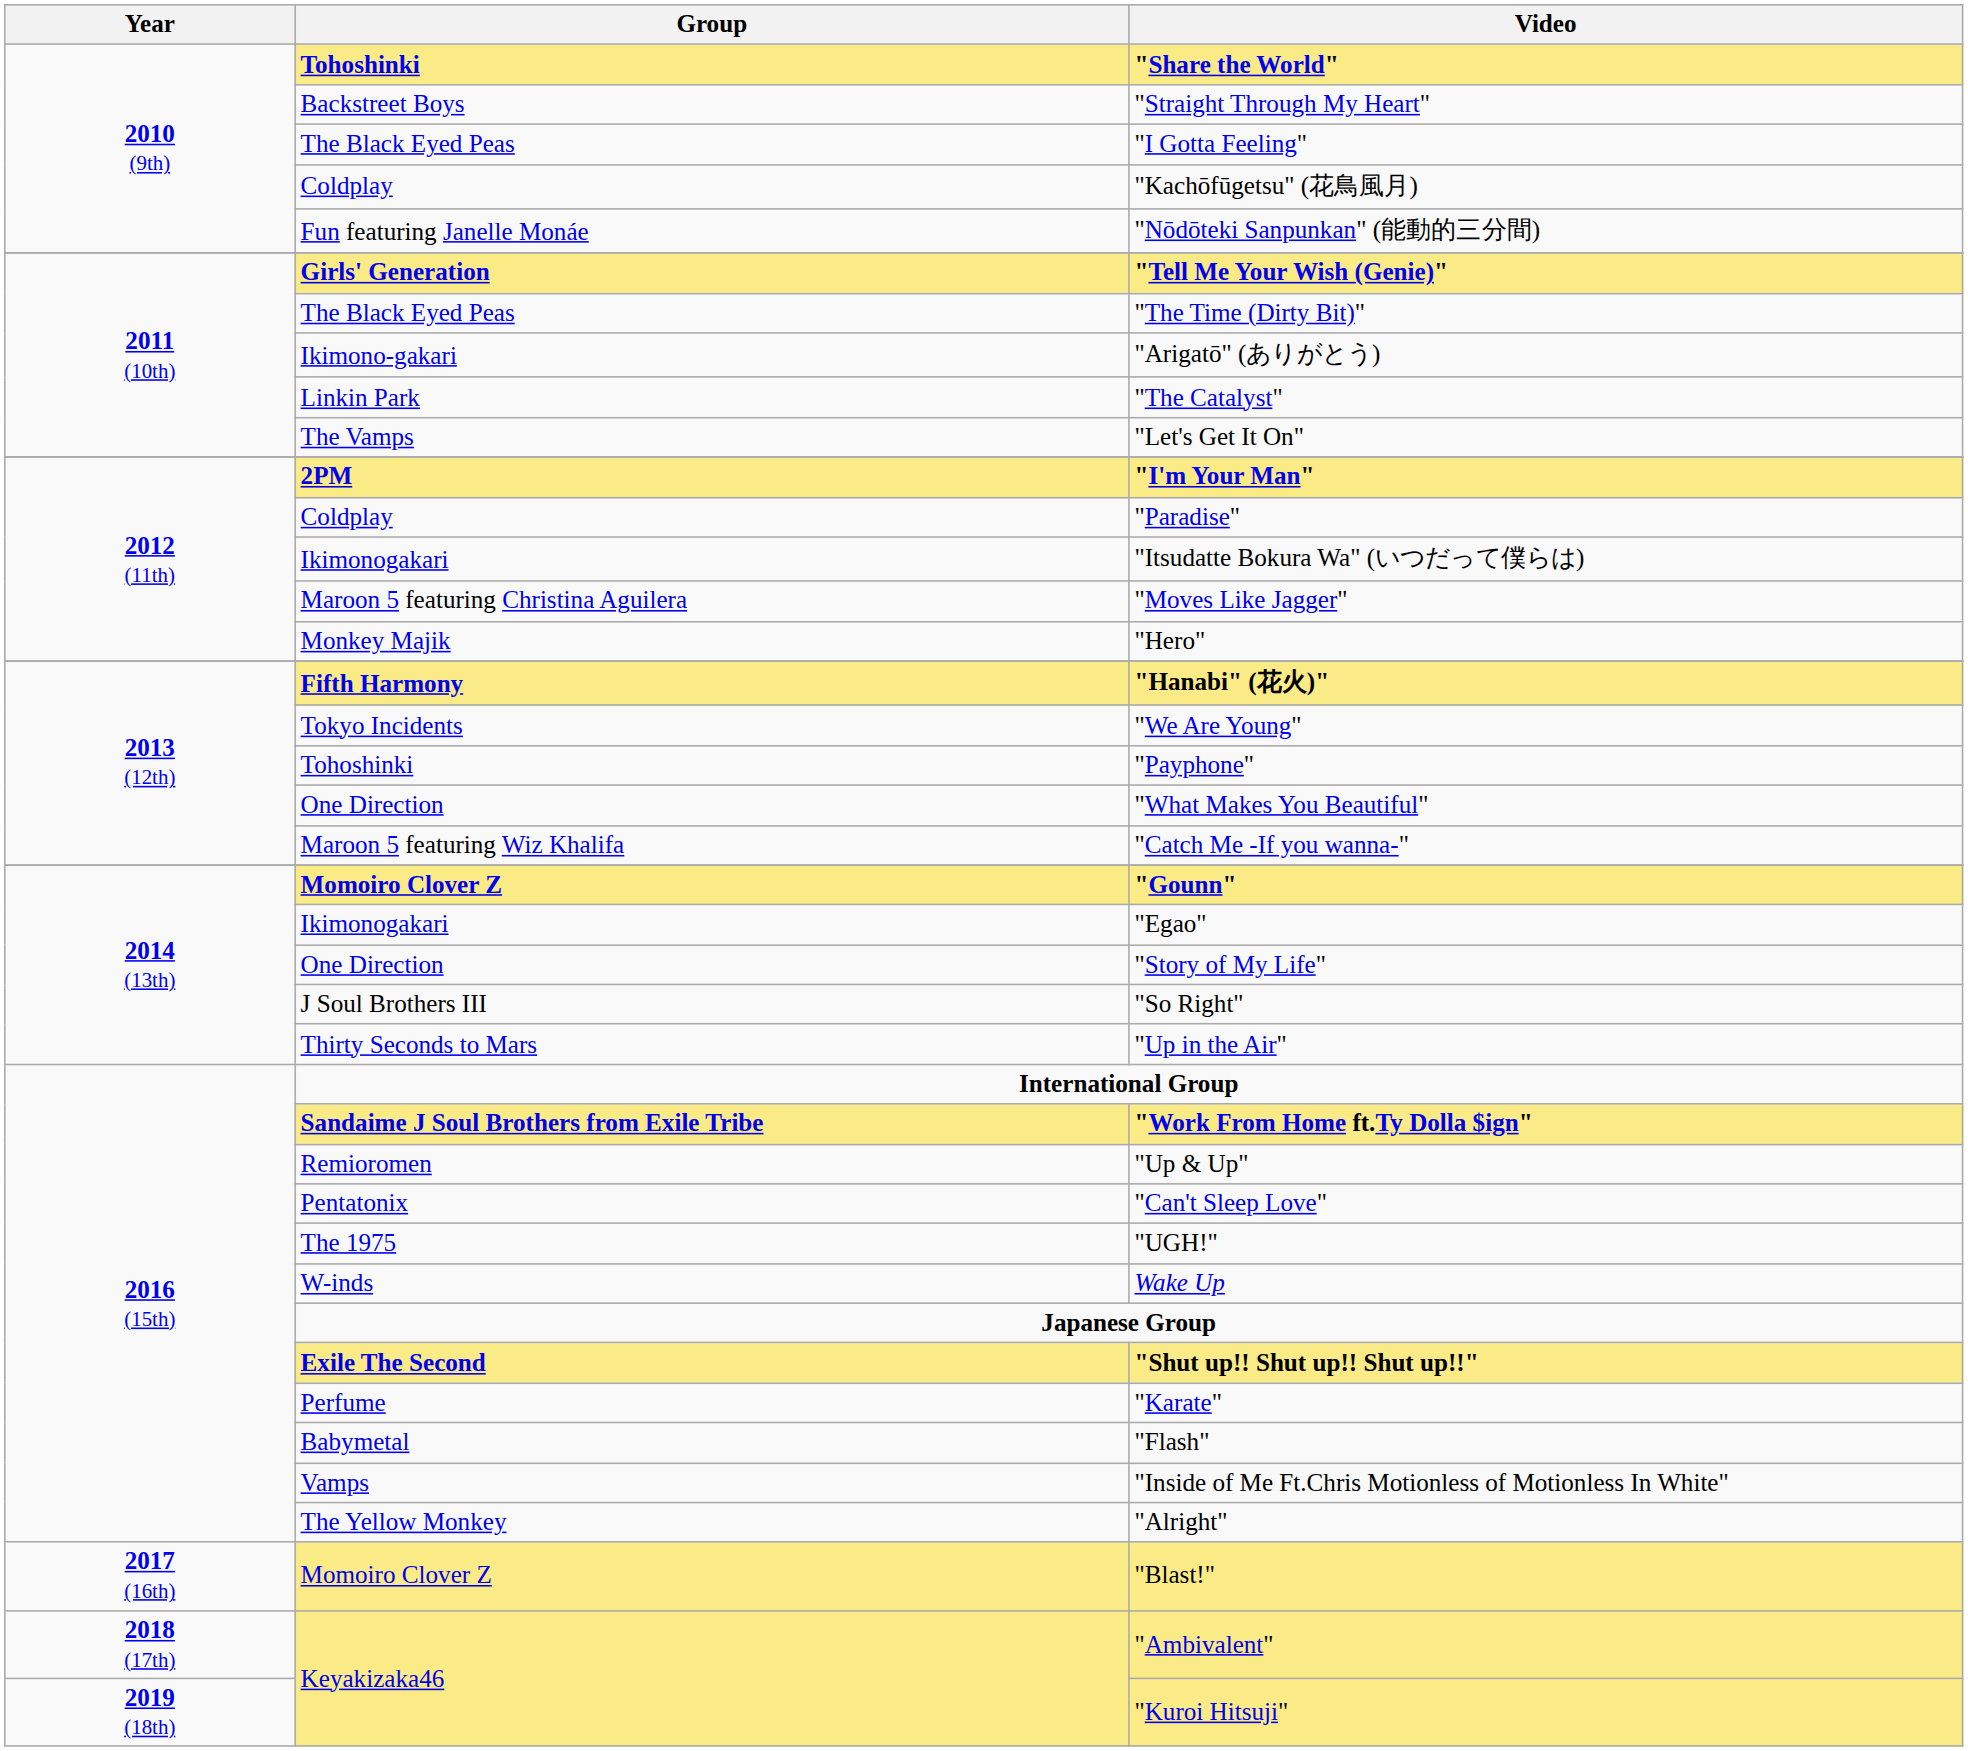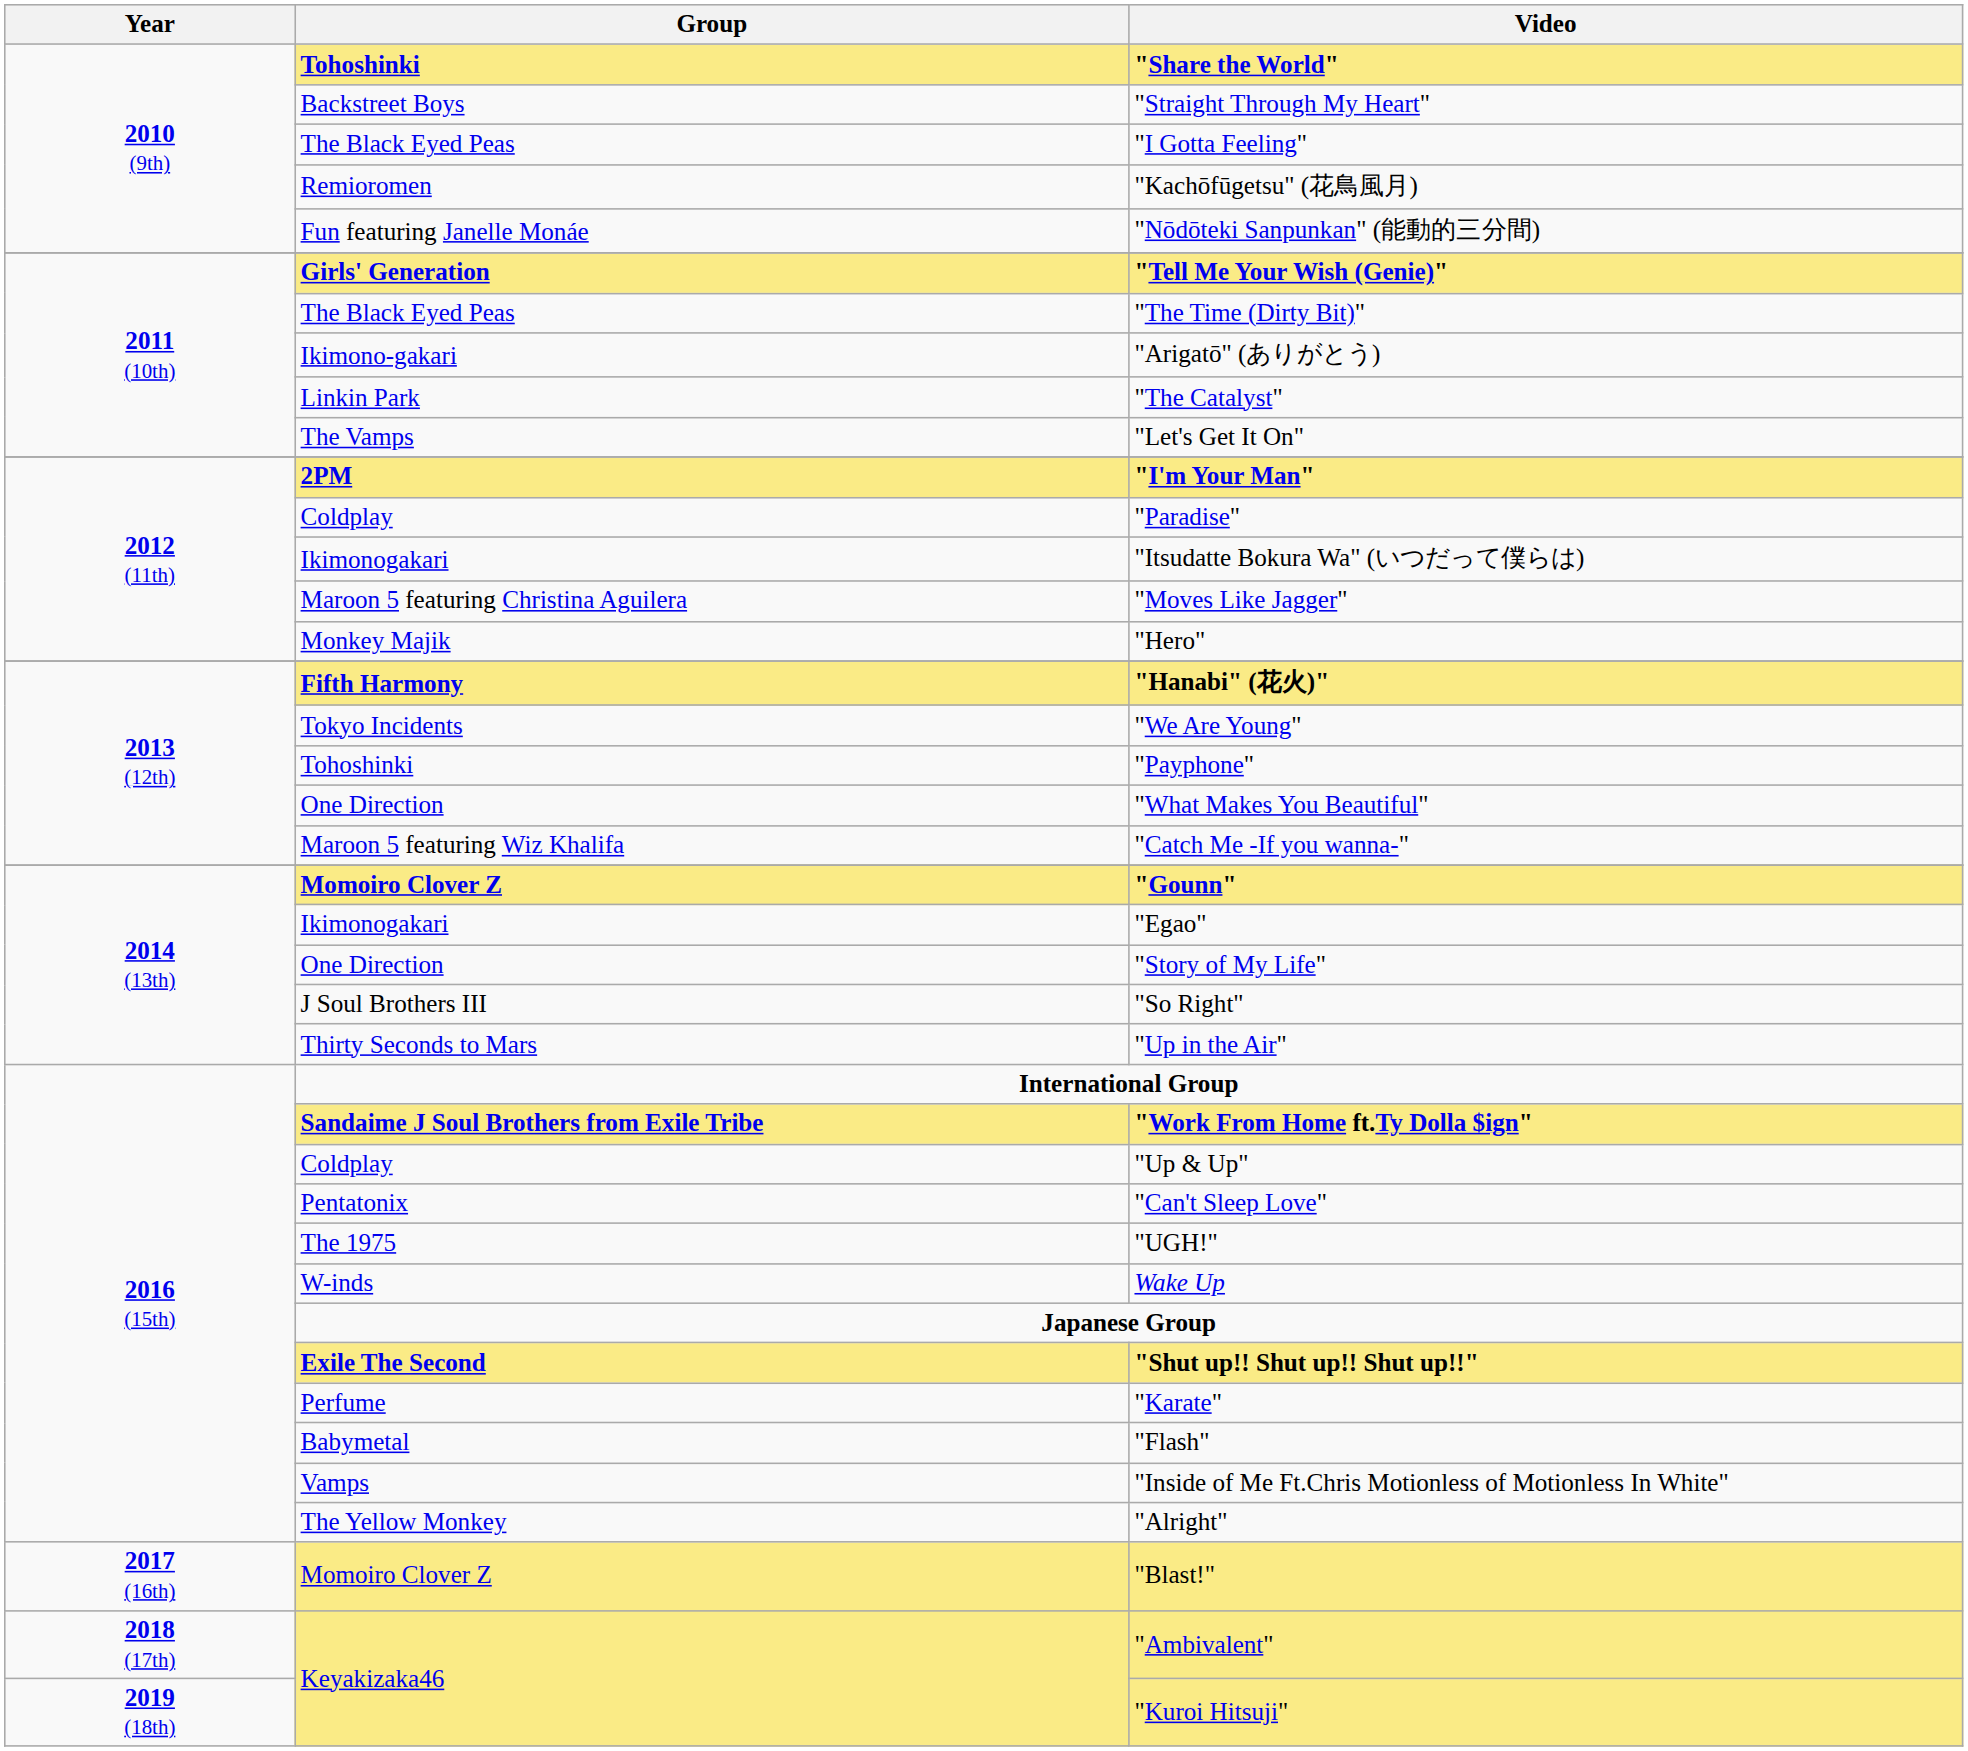(347, 186) Coldplay -> (366, 186) Remioromen
(366, 1163) Remioromen -> (347, 1163) Coldplay
